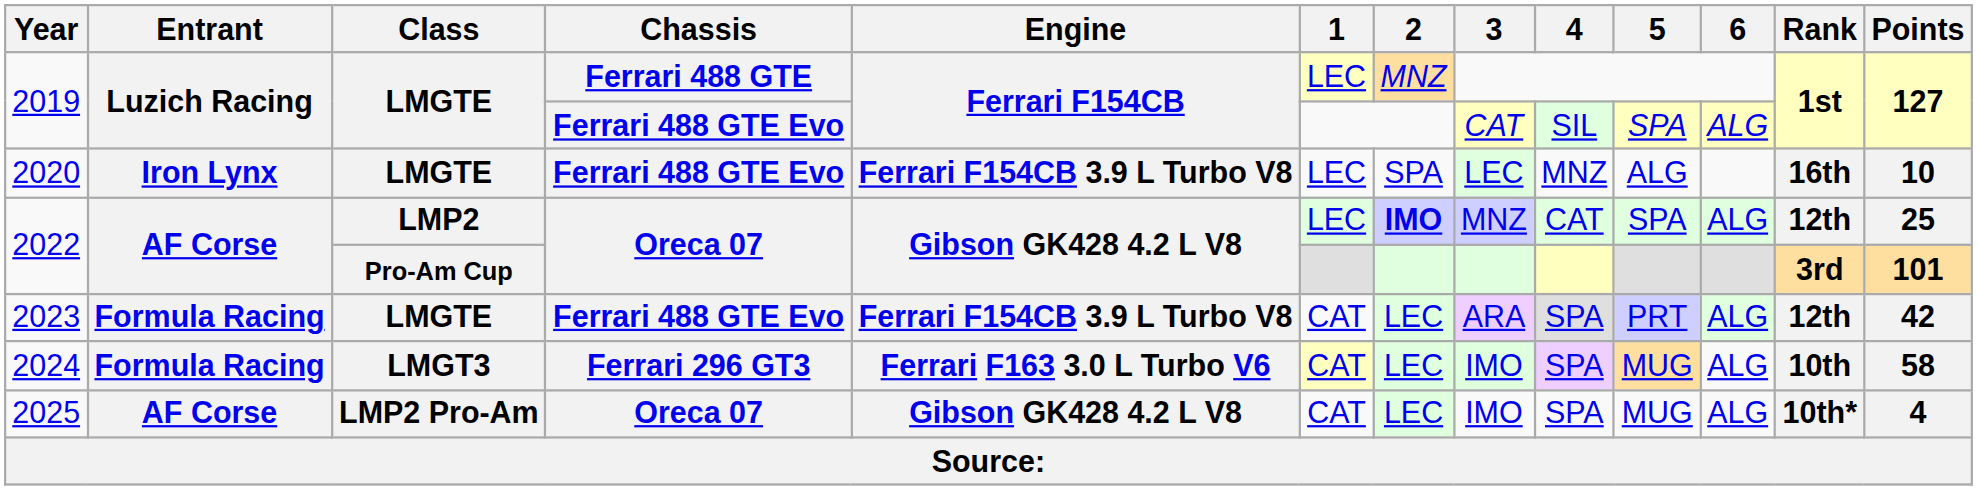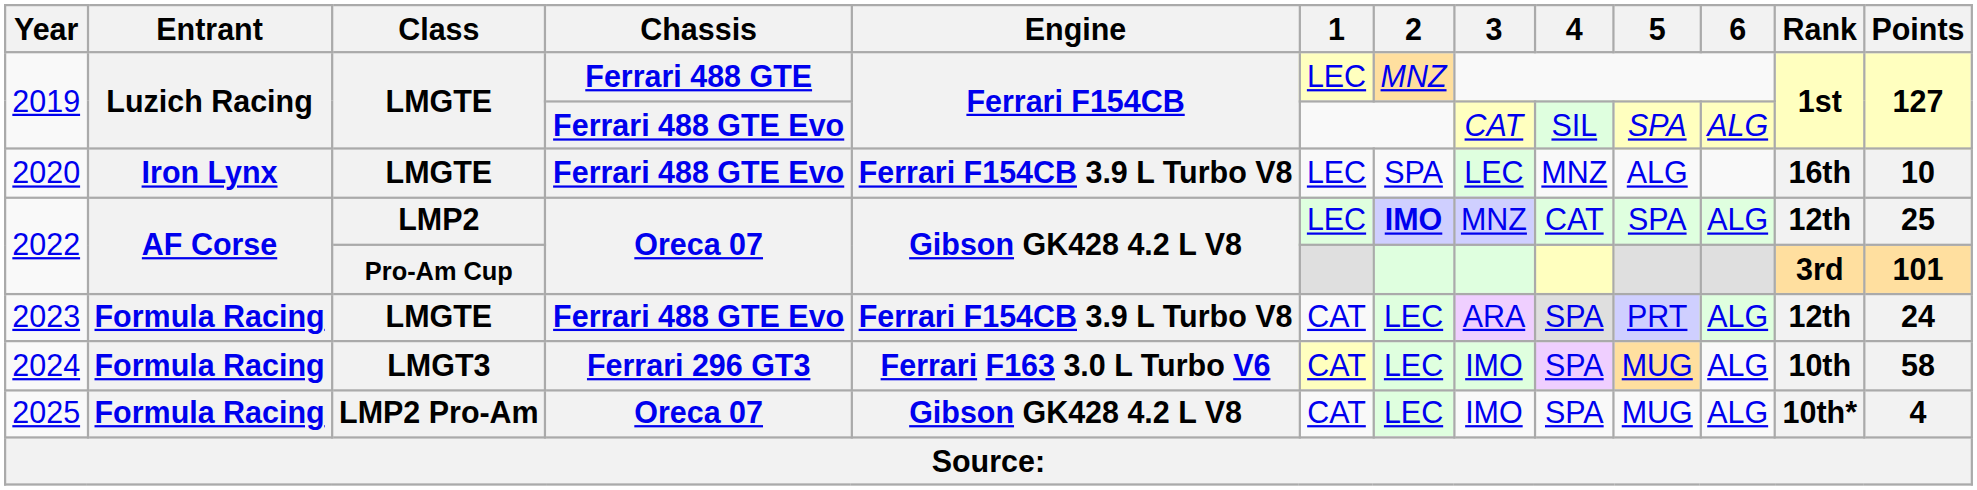(1918, 317) 42 -> (1918, 317) 24
(210, 413) AF Corse -> (210, 413) Formula Racing
